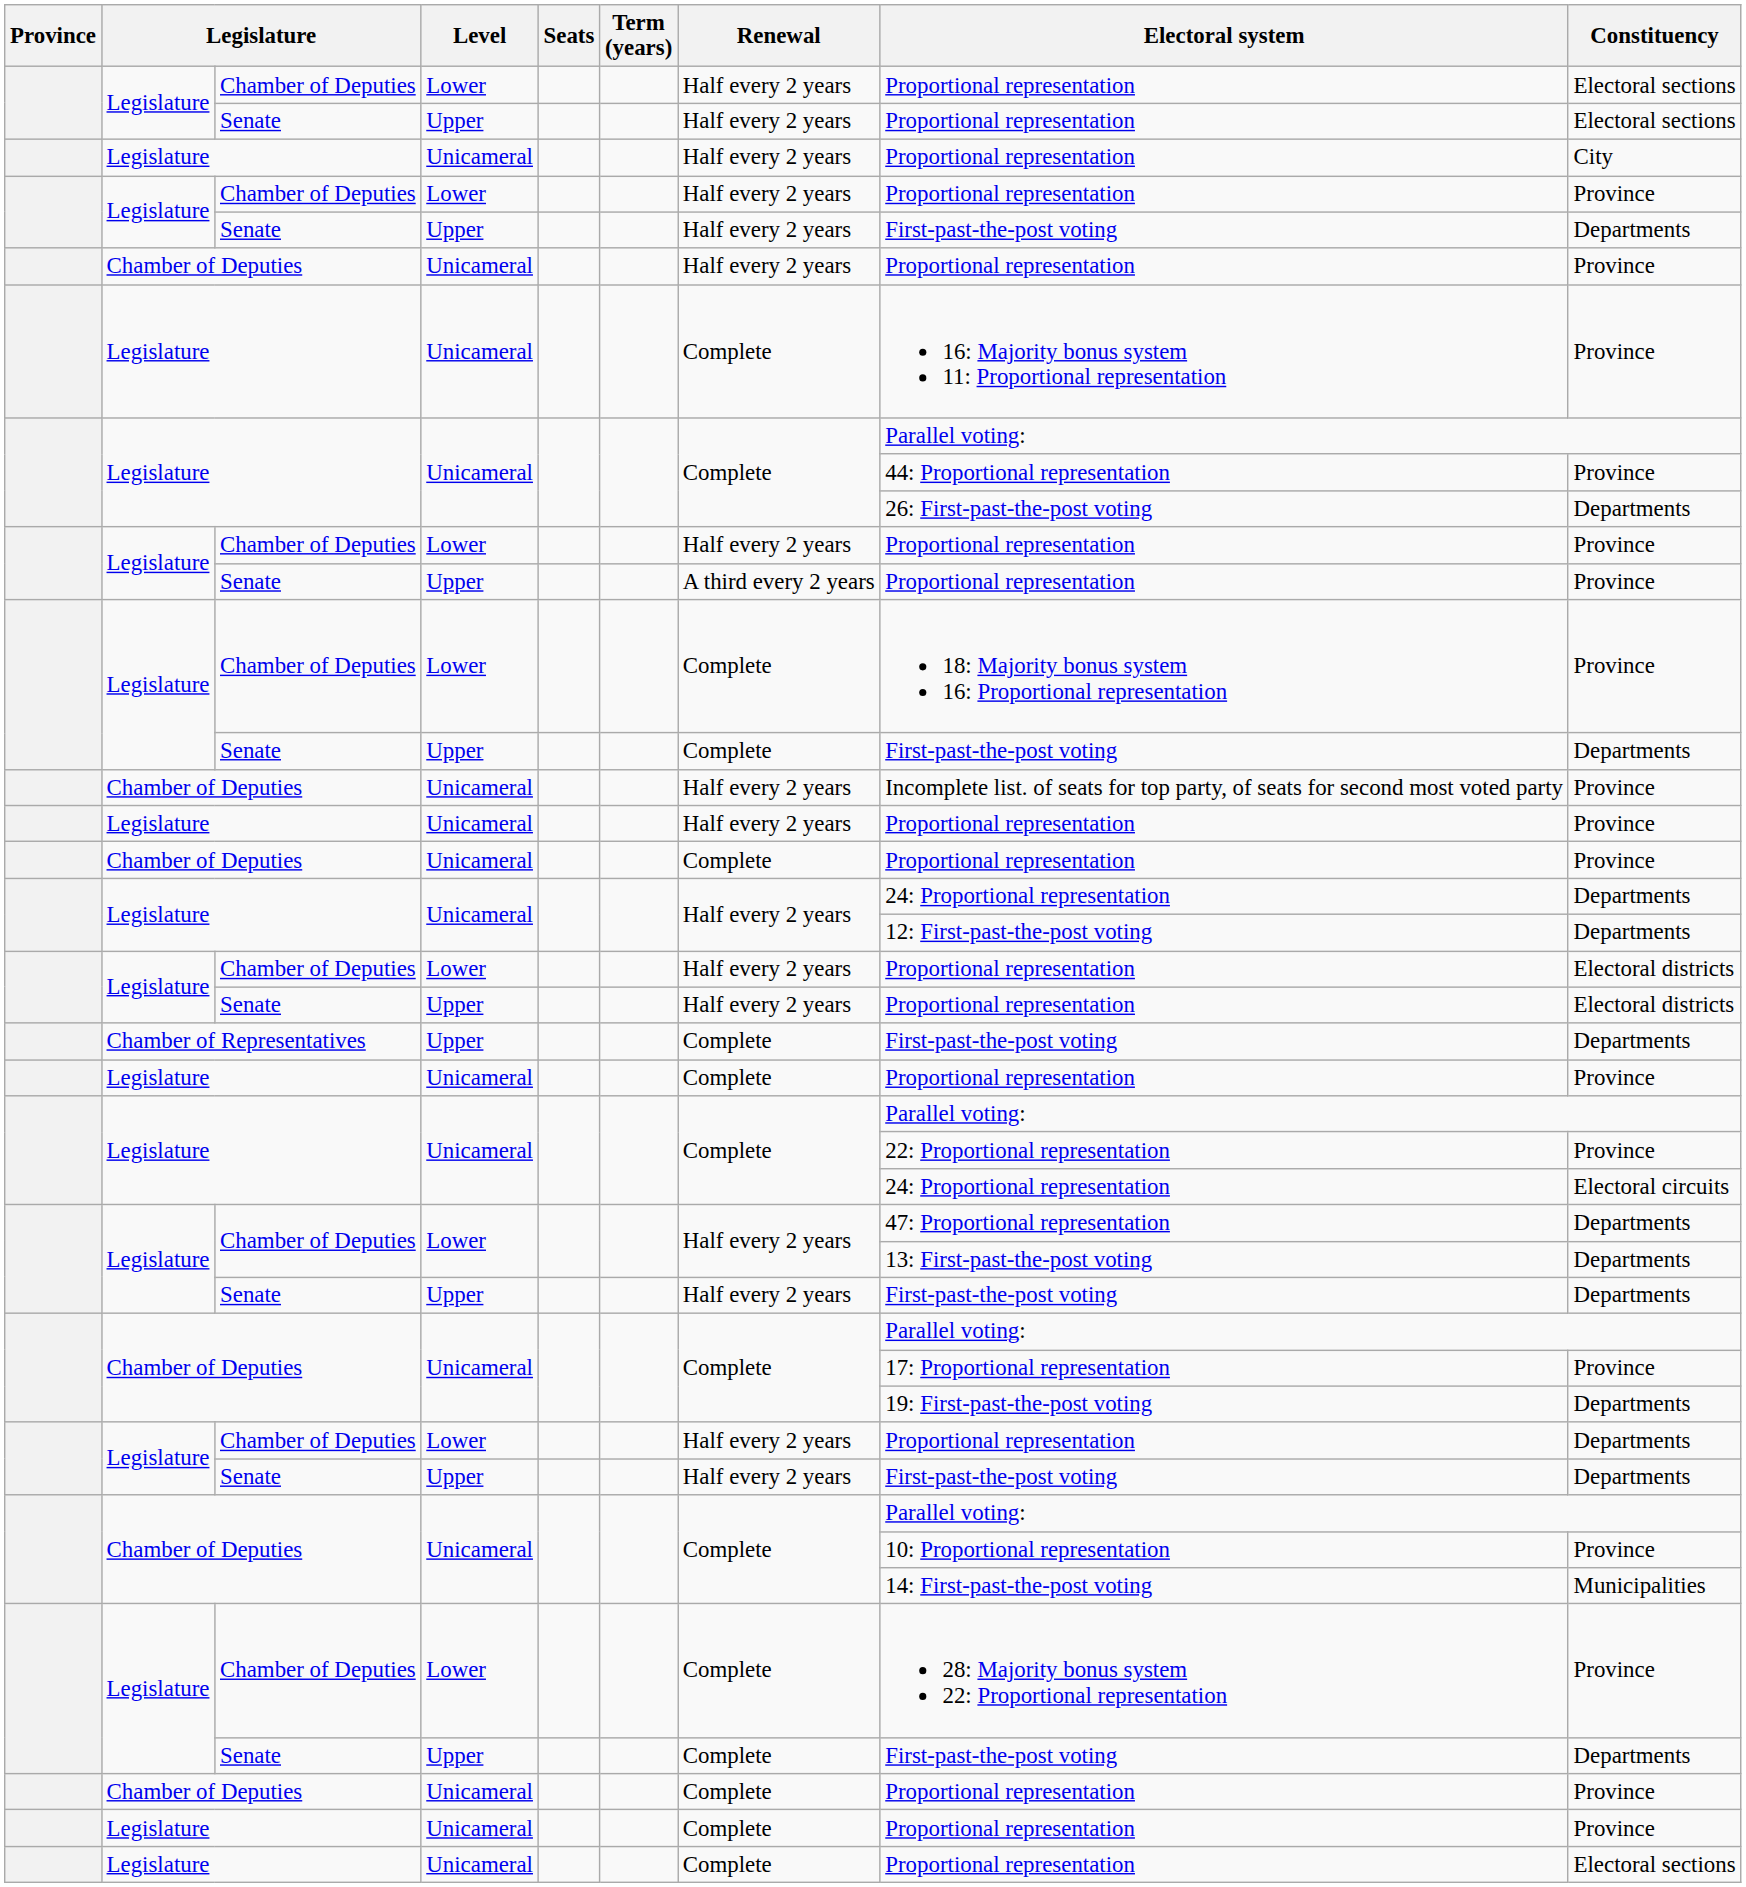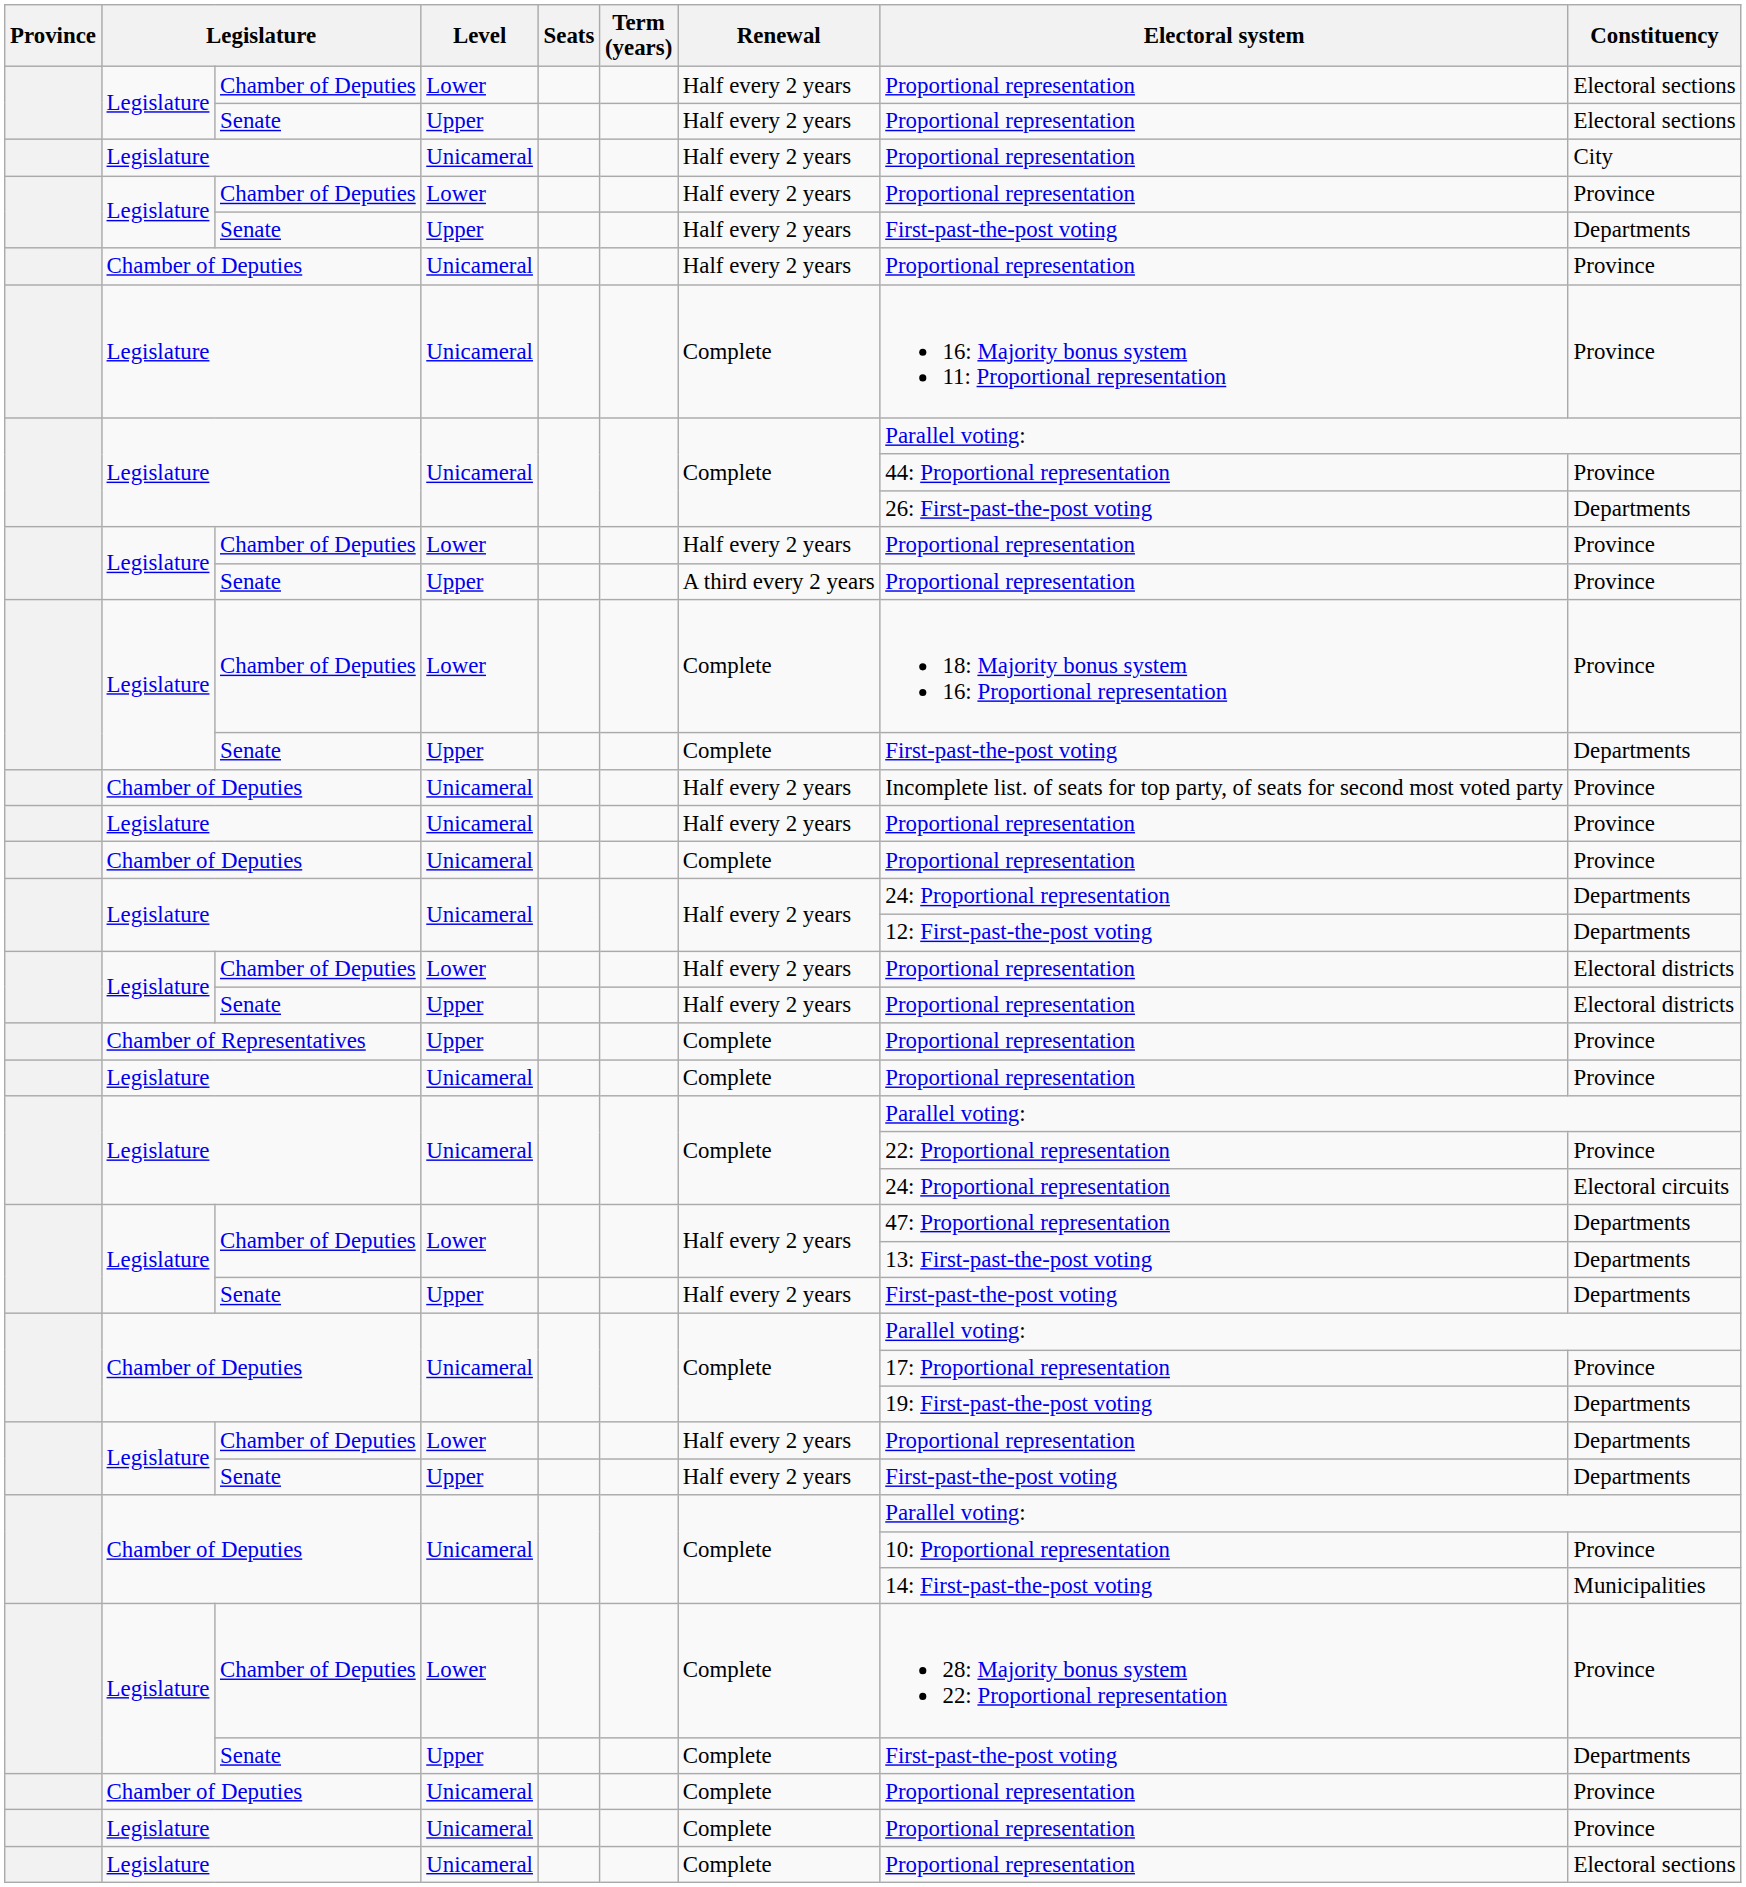(1001, 1041) First-past-the-post voting -> (1010, 1041) Proportional representation
(1632, 1041) Departments -> (1614, 1041) Province
